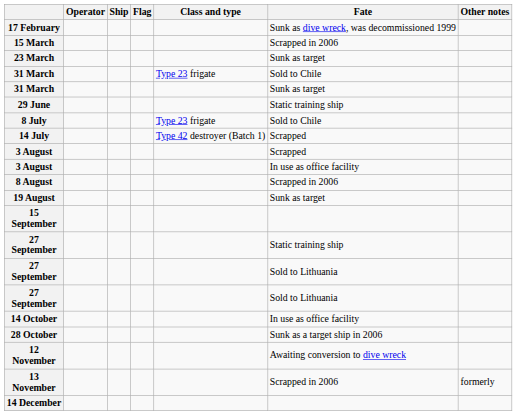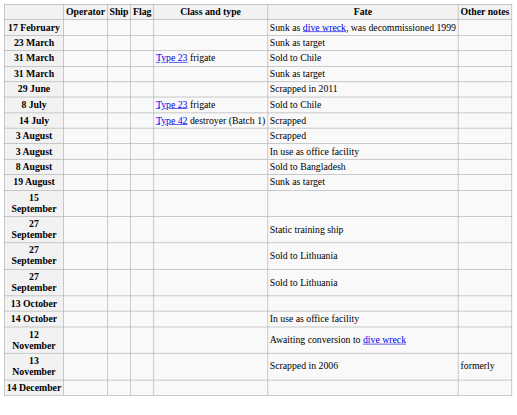- row: (34, 43)
(307, 105) Static training ship -> (304, 89) Scrapped in 2011
(304, 182) Scrapped in 2006 -> (308, 167) Sold to Bangladesh
+ row: (34, 303)
- row: (34, 334)
